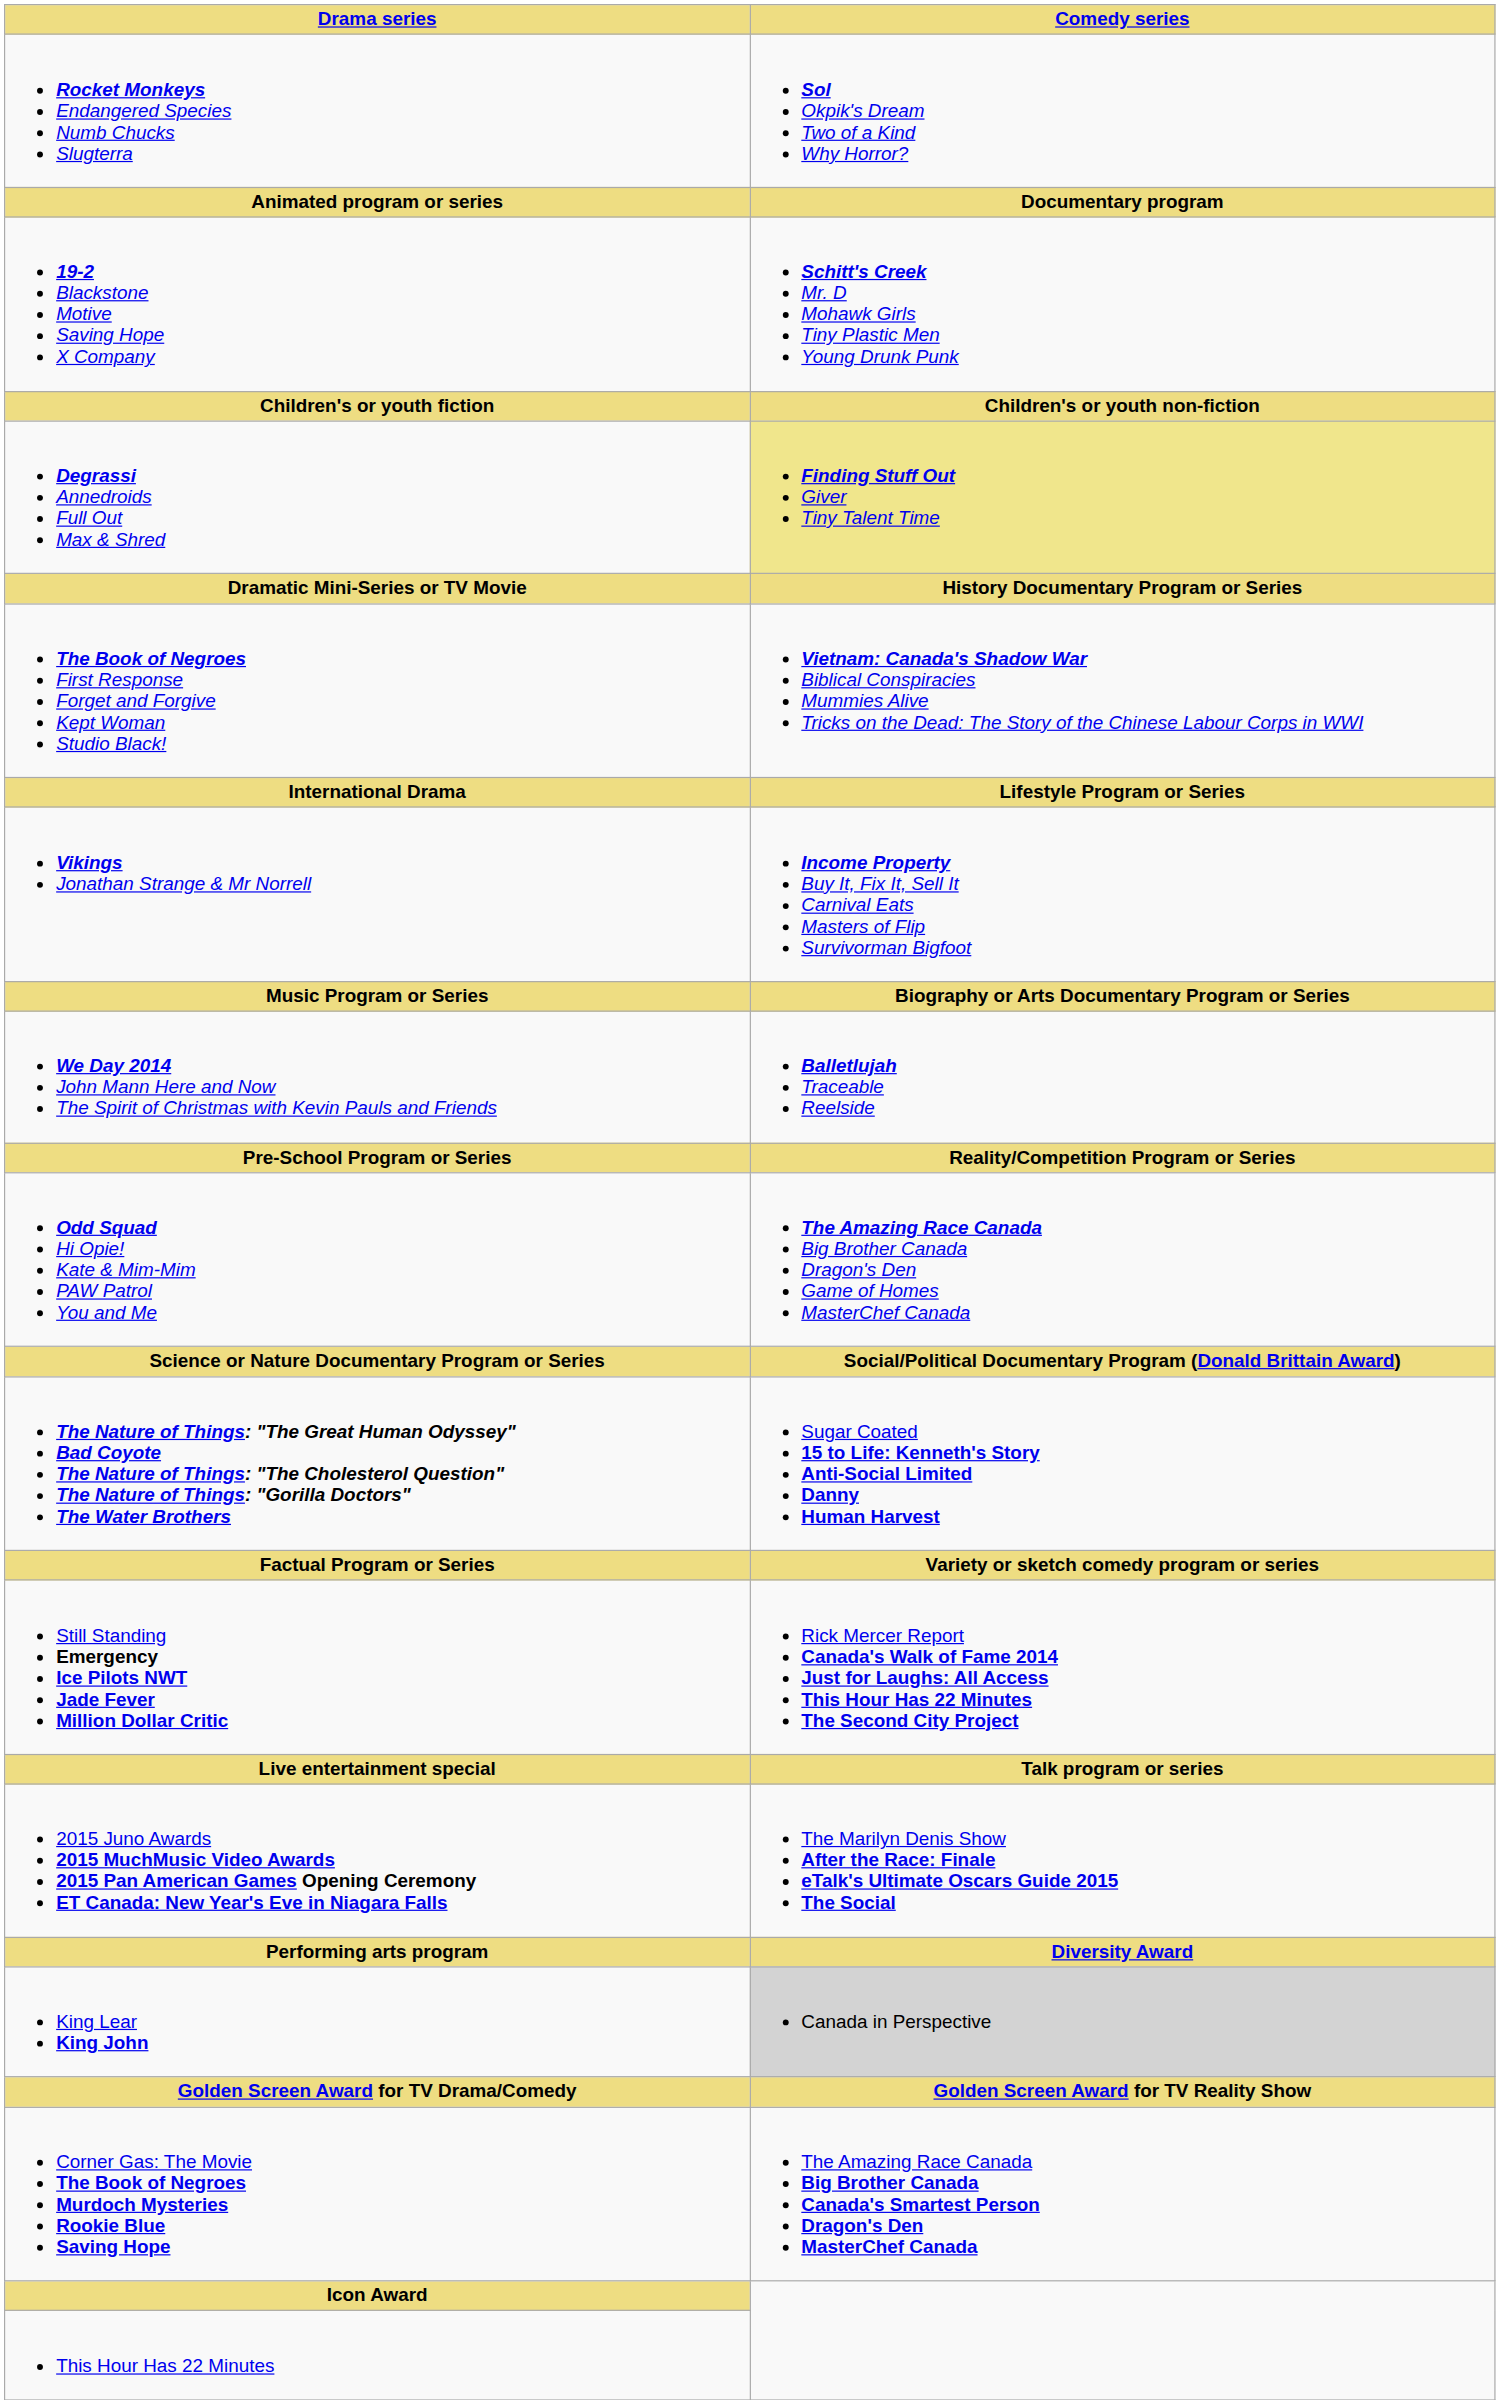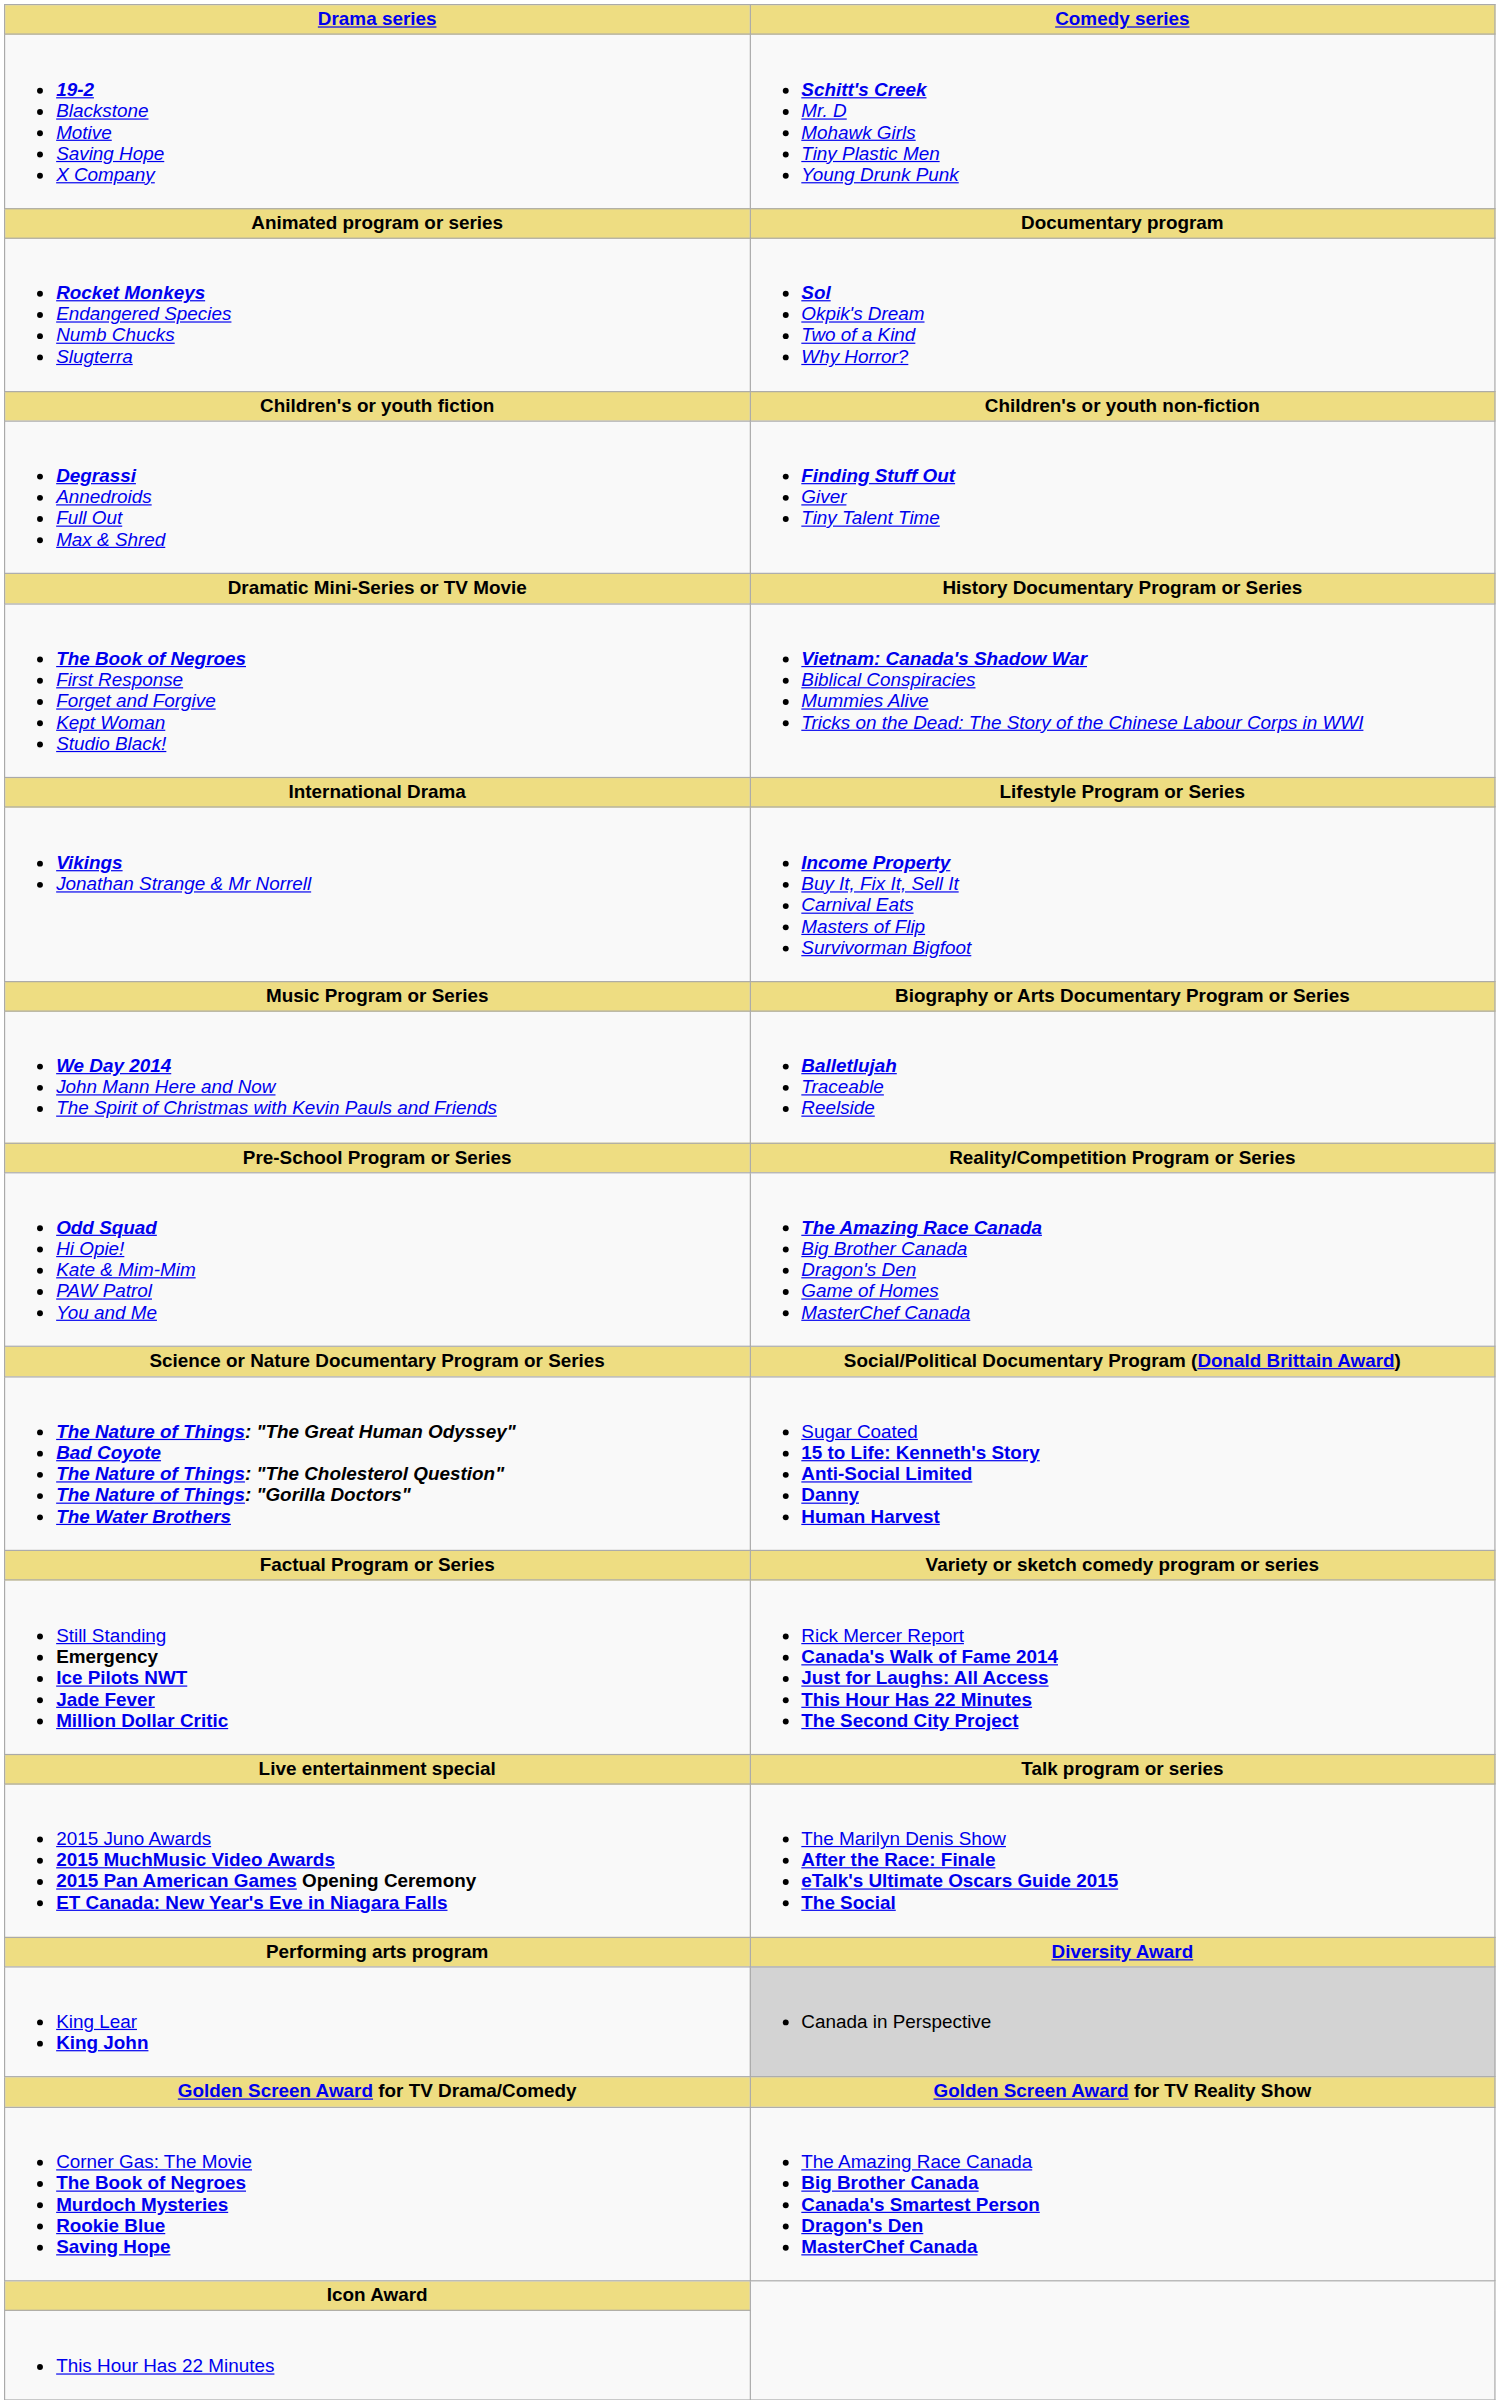rows swapped: (377, 315) <-> (377, 121)
(1122, 497) khaki background -> (1122, 497) no background
